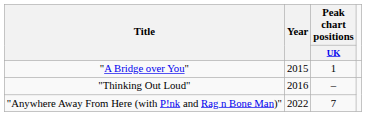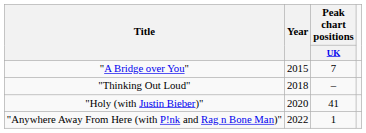(334, 69) 1 -> (334, 69) 7
(298, 86) 2016 -> (298, 86) 2018
+ row: (144, 103)
(334, 103) 7 -> (334, 120) 1
